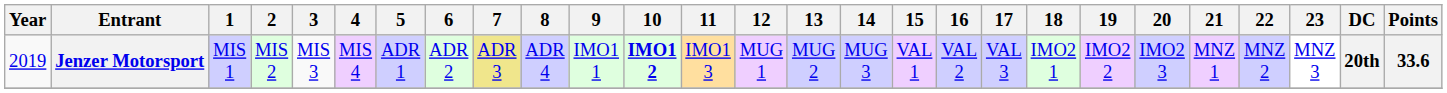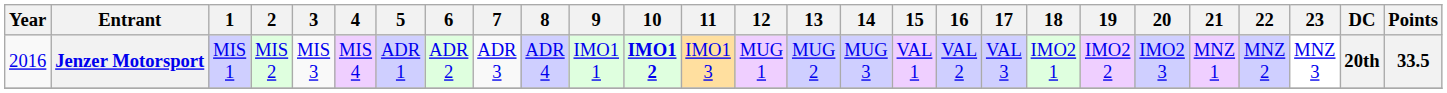(28, 61) 2019 -> (28, 61) 2016
(497, 61) khaki background -> (497, 61) no background
(1413, 61) 33.6 -> (1413, 61) 33.5
